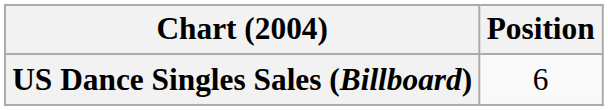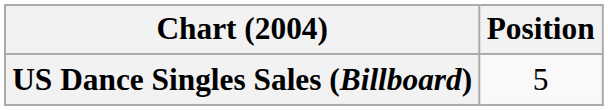(541, 79) 6 -> (541, 79) 5
